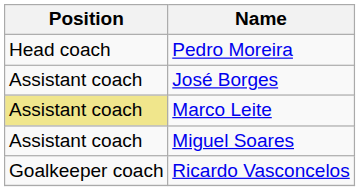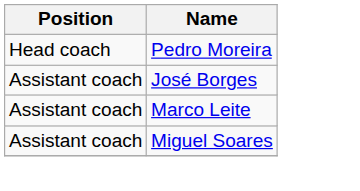(76, 110) khaki background -> (76, 110) no background
- row: (261, 170)
